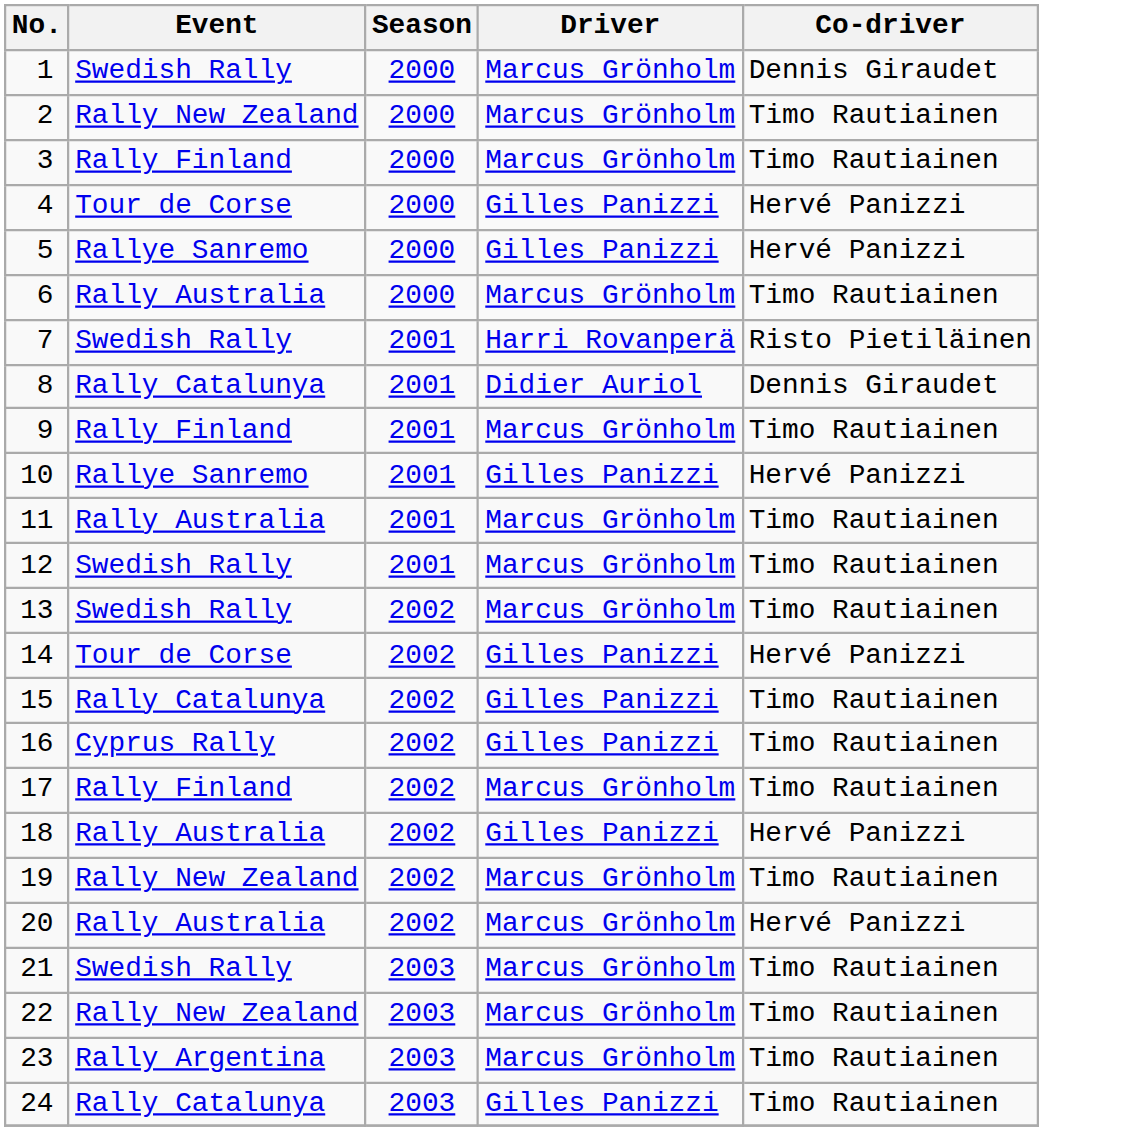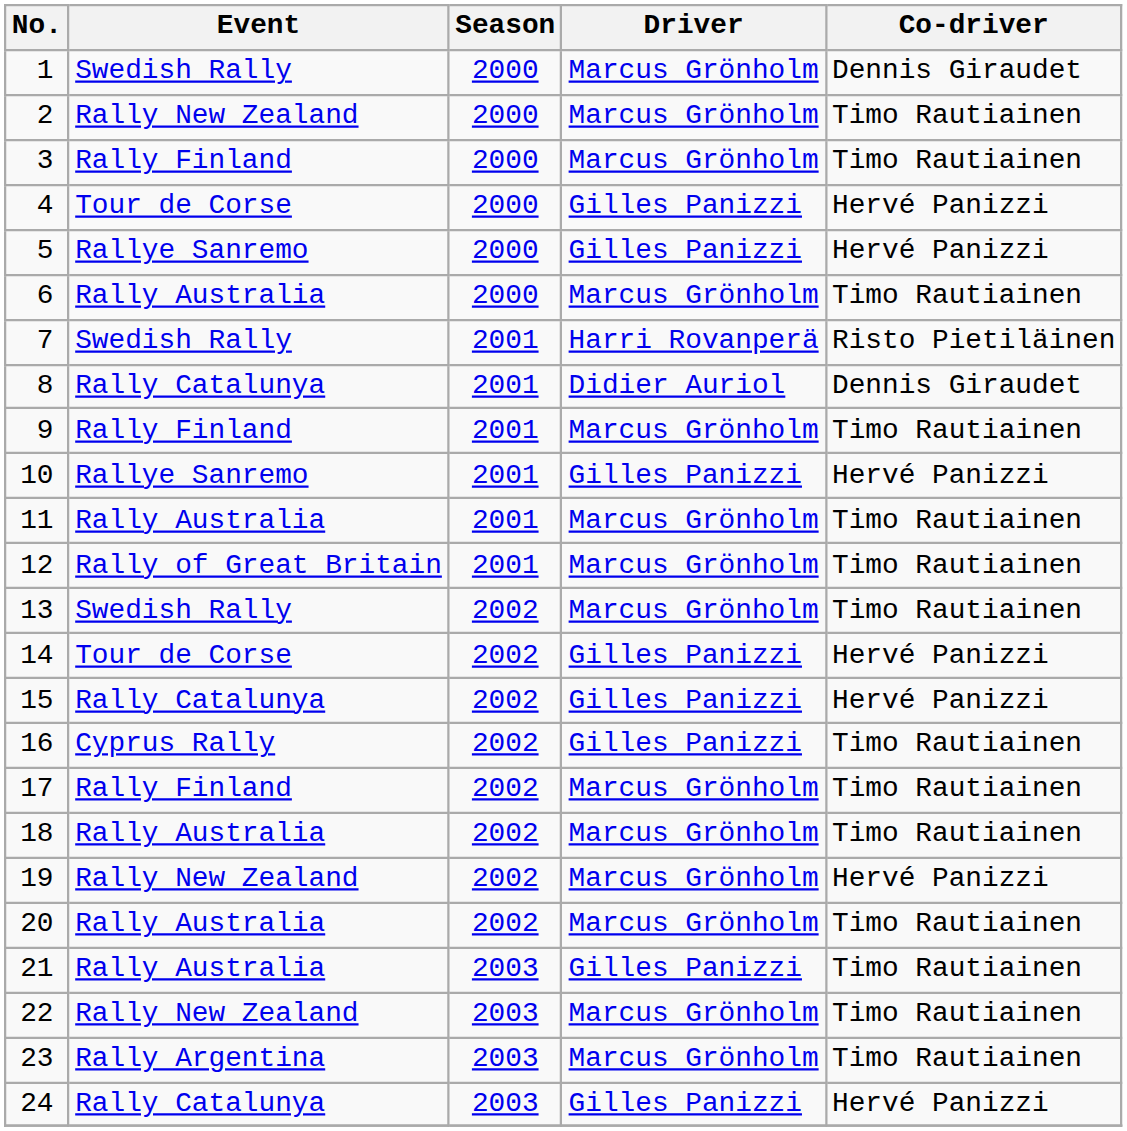(184, 566) Swedish Rally -> (259, 566) Rally of Great Britain
(874, 701) Timo Rautiainen -> (940, 701) Hervé Panizzi
(602, 835) Gilles Panizzi -> (694, 835) Marcus Grönholm
(857, 835) Hervé Panizzi -> (957, 835) Timo Rautiainen
(874, 880) Timo Rautiainen -> (940, 880) Hervé Panizzi
(857, 925) Hervé Panizzi -> (957, 925) Timo Rautiainen
(184, 970) Swedish Rally -> (200, 970) Rally Australia
(610, 970) Marcus Grönholm -> (685, 970) Gilles Panizzi
(874, 1105) Timo Rautiainen -> (940, 1105) Hervé Panizzi
